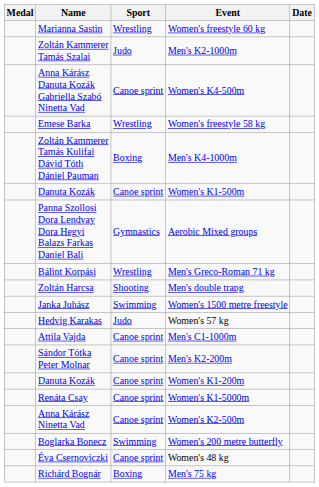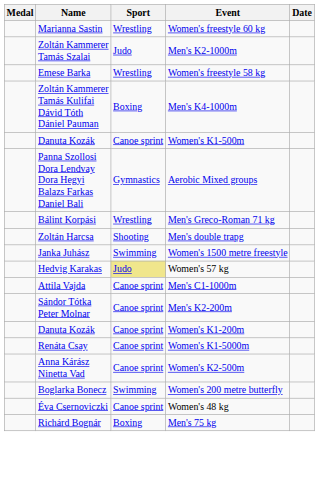- row: (206, 90)
(122, 320) no background -> (122, 269) khaki background
